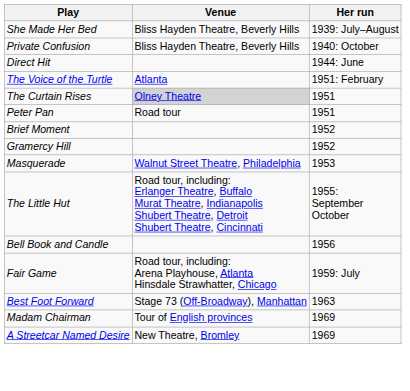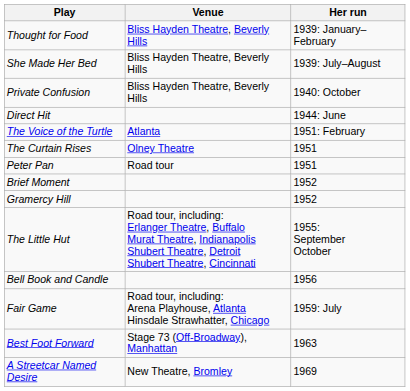+ row: (47, 35)
(168, 96) lightgrey background -> (161, 148) no background
- row: (36, 163)
- row: (49, 318)
